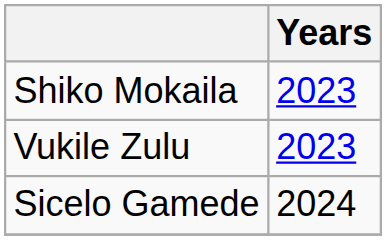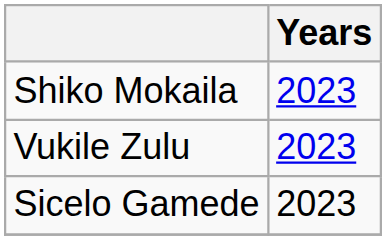(316, 204) 2024 -> (316, 204) 2023
